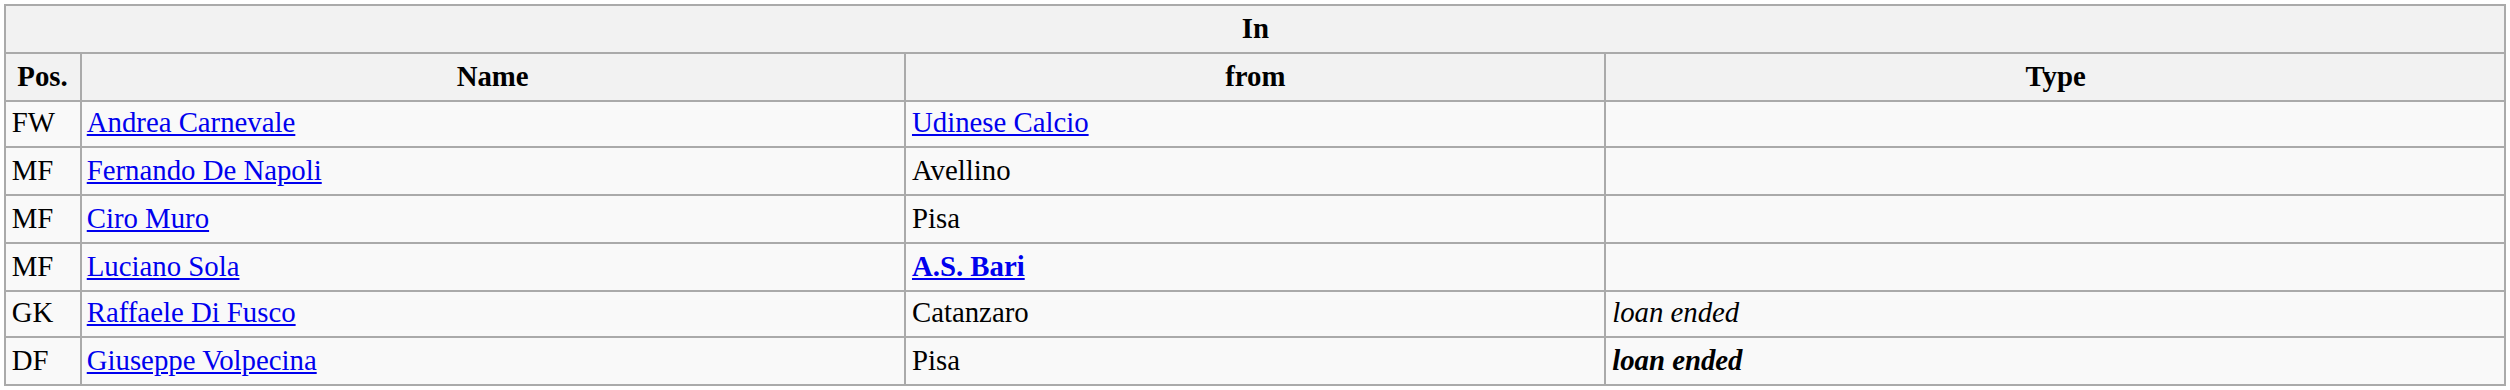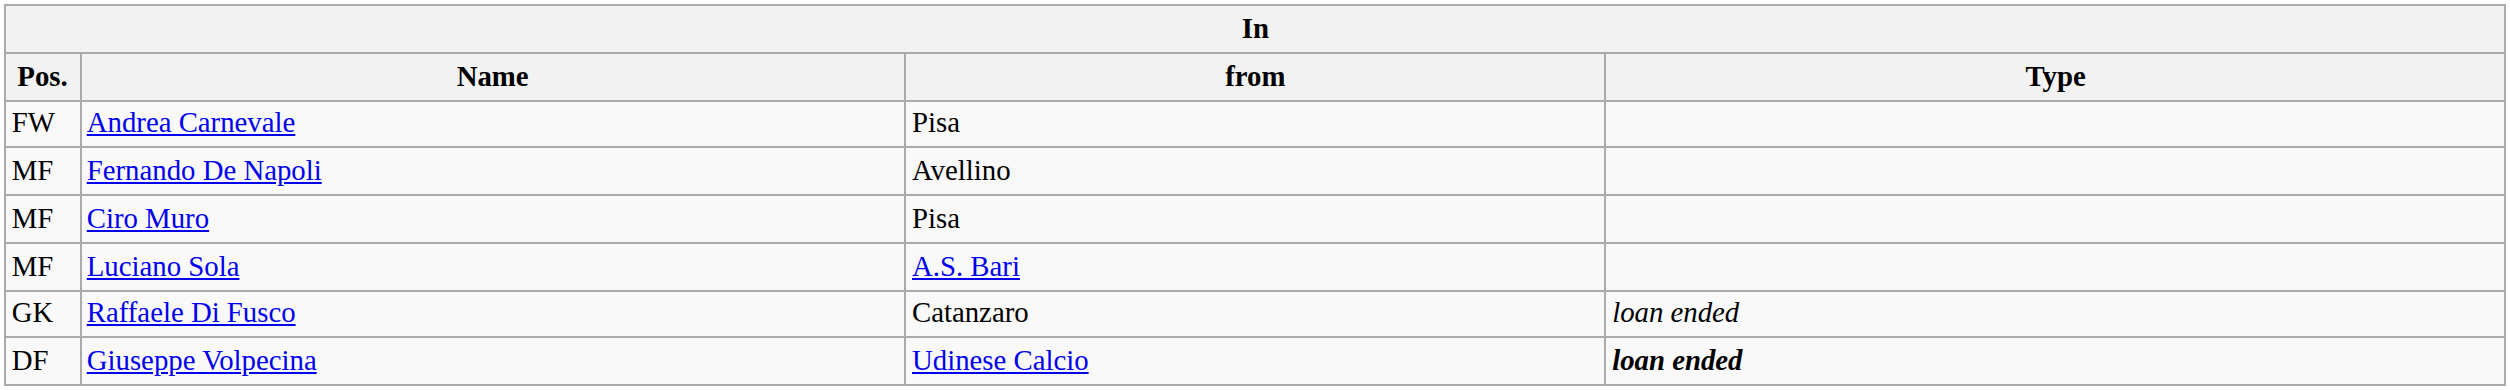(1000, 123) Udinese Calcio -> (936, 123) Pisa
(968, 266) bold -> (966, 266) normal
(936, 361) Pisa -> (1000, 361) Udinese Calcio
